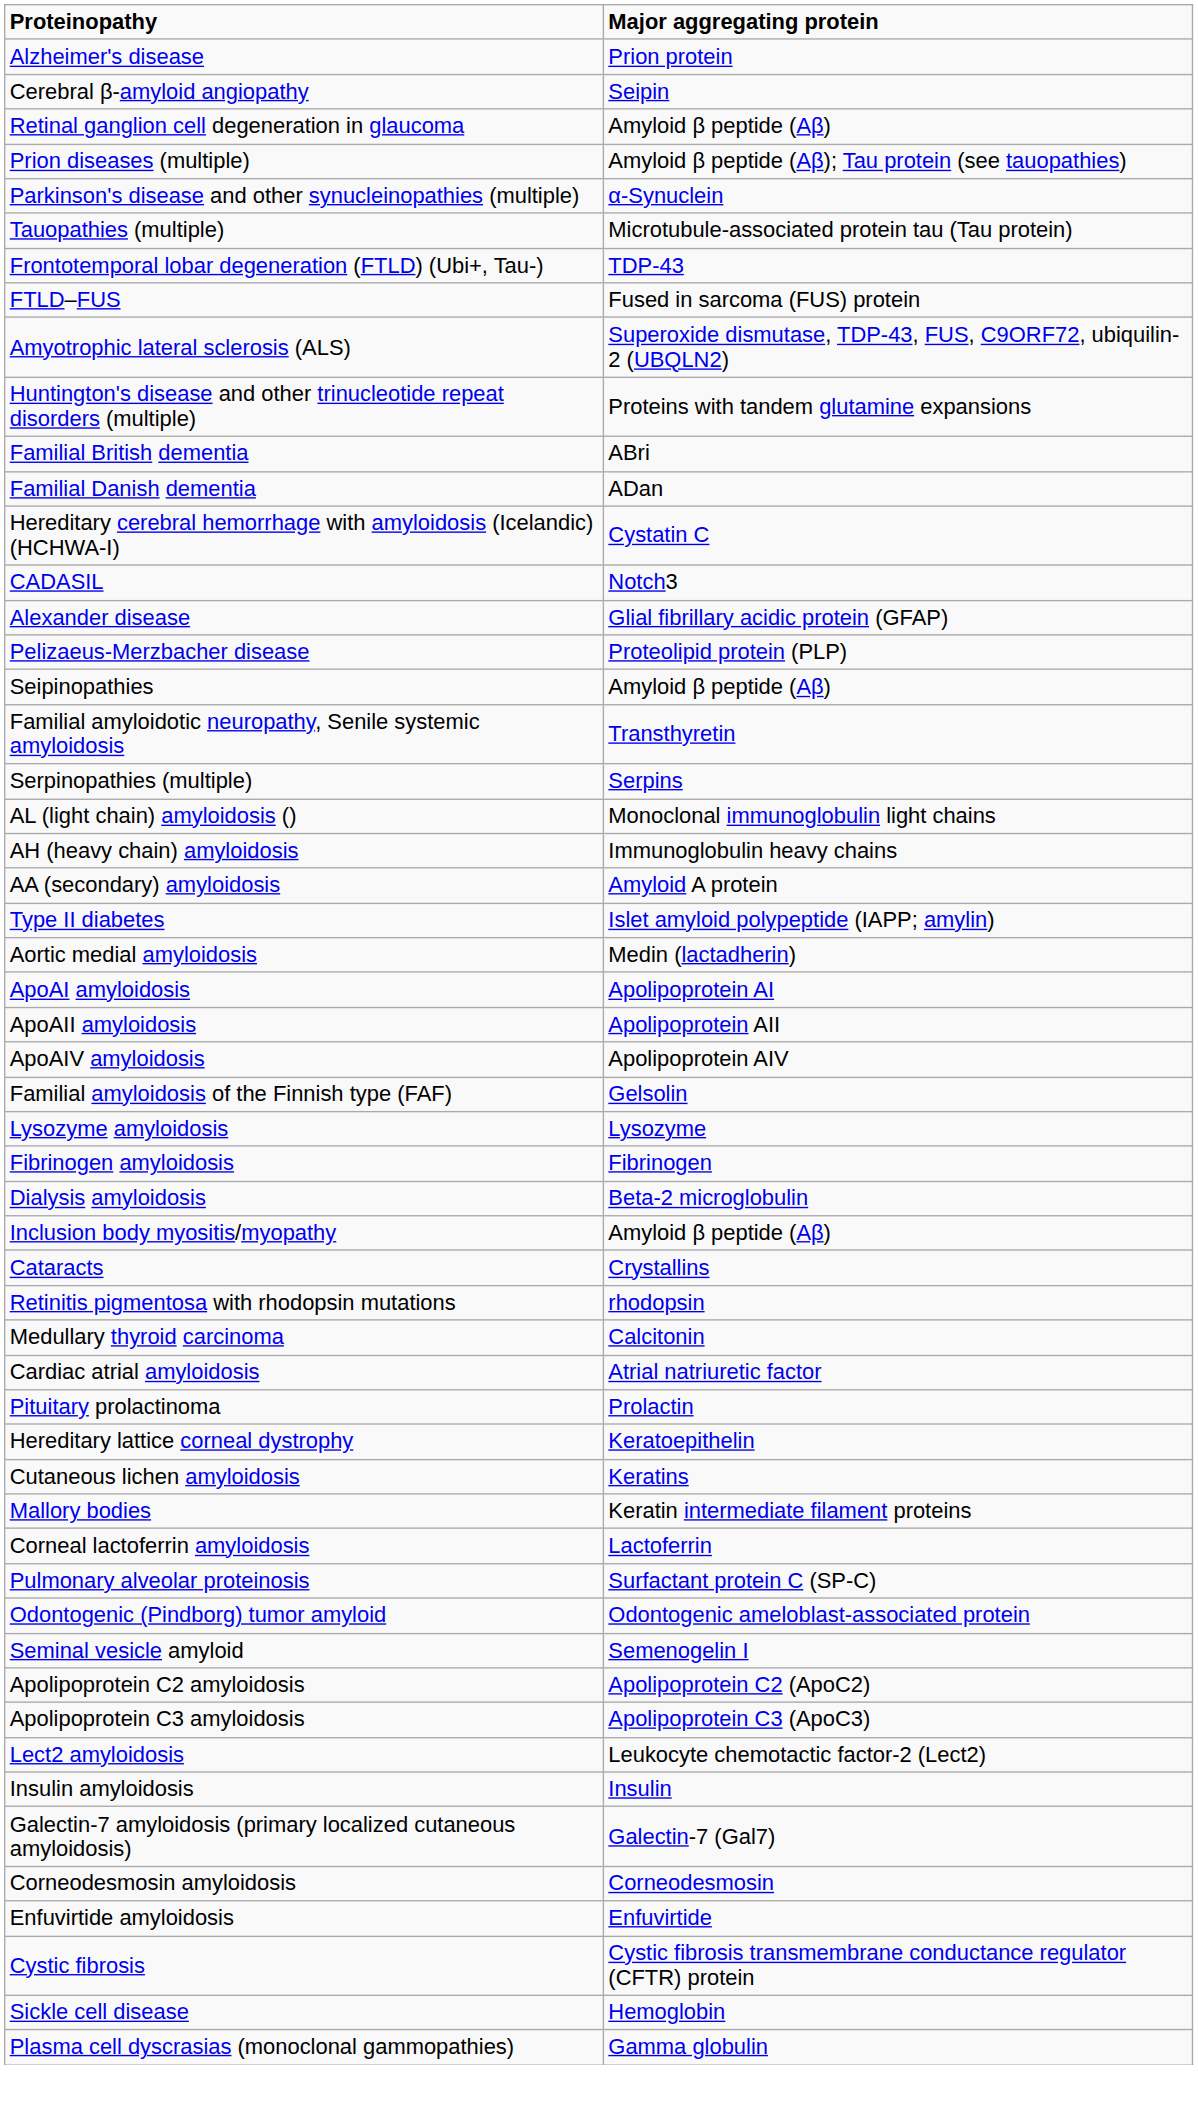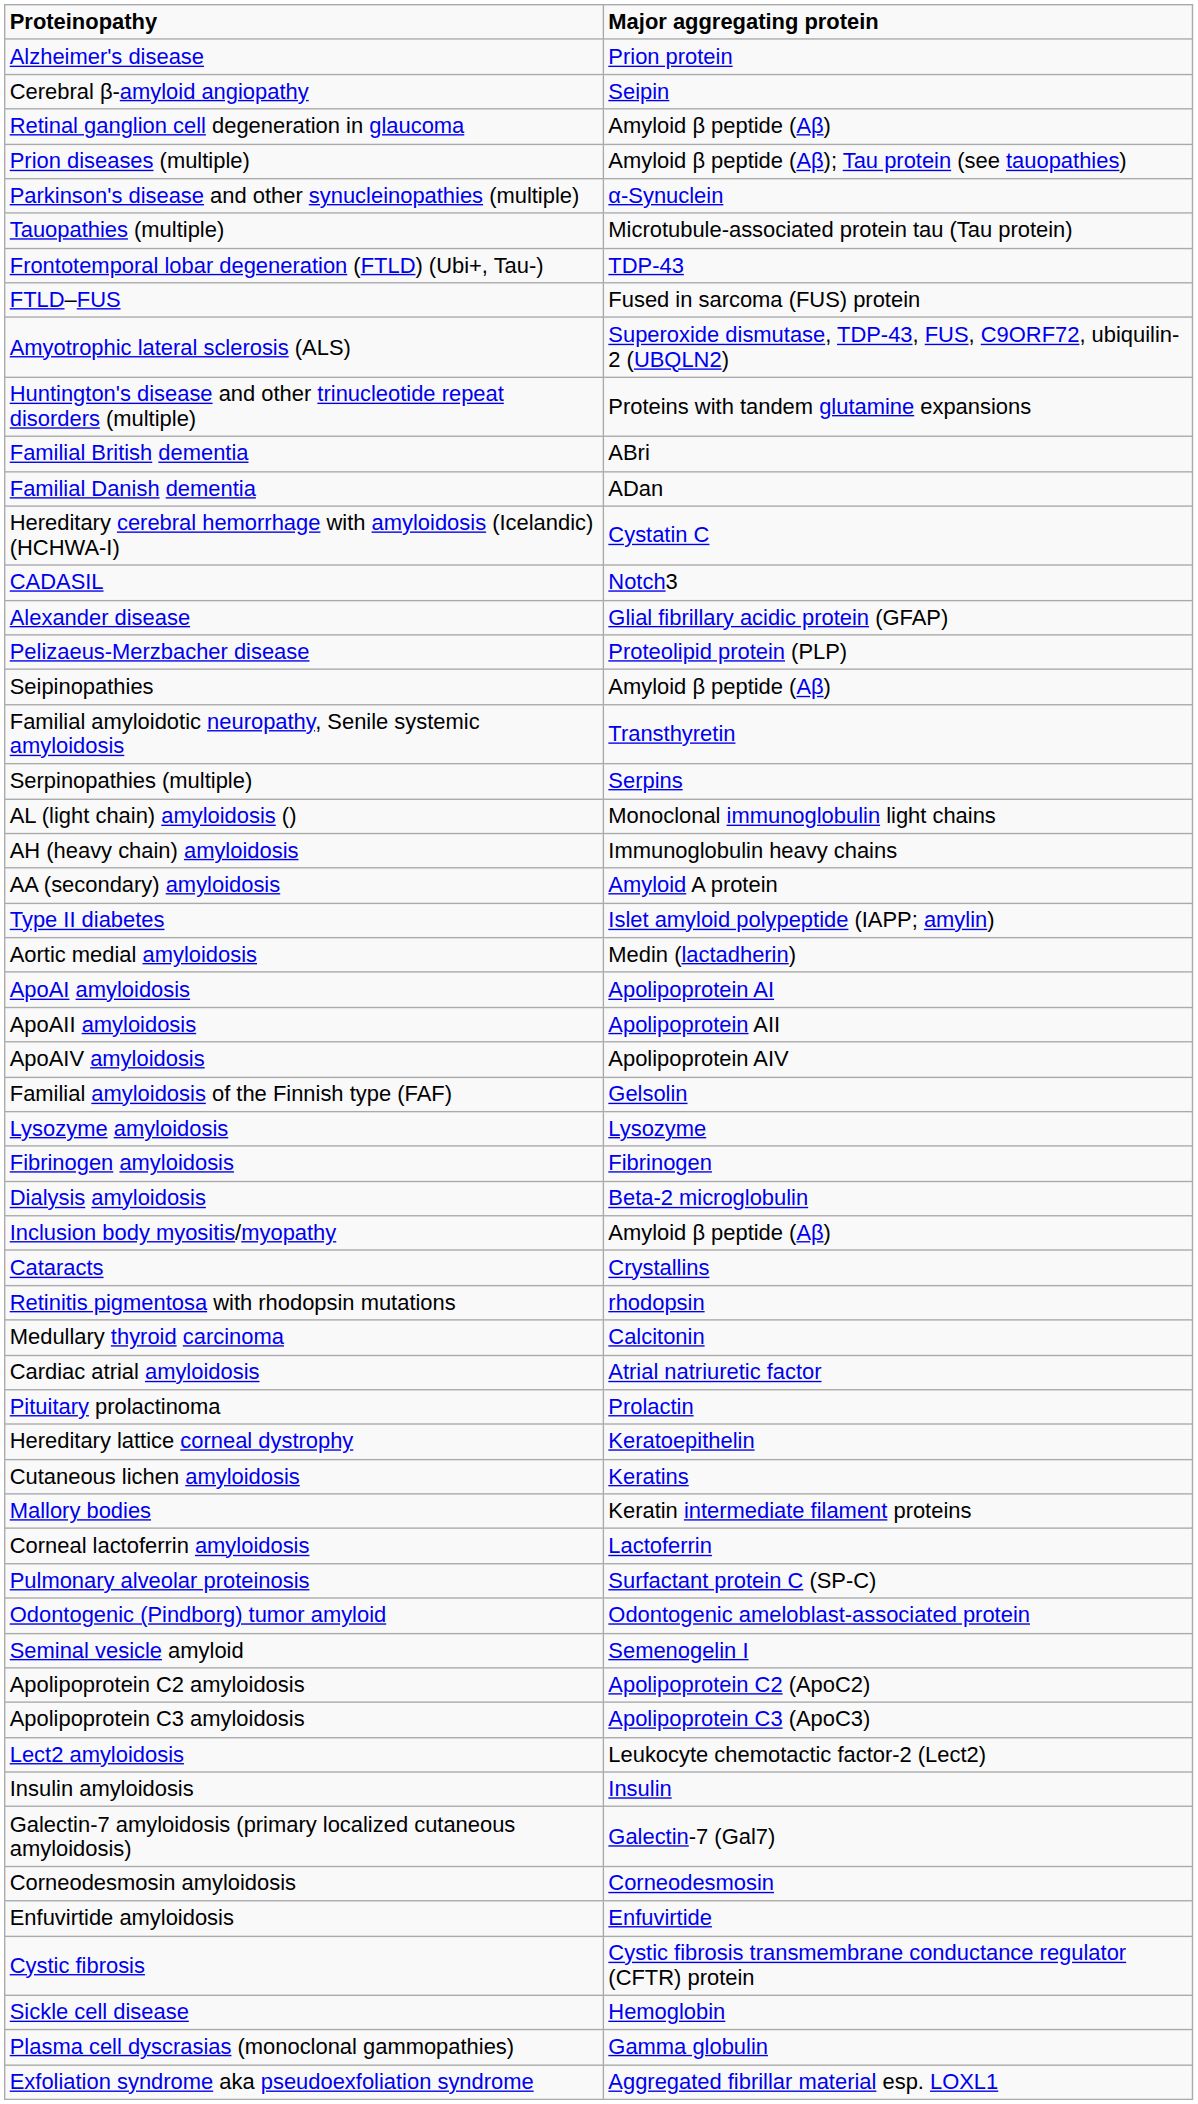+ row: (272, 2081)
